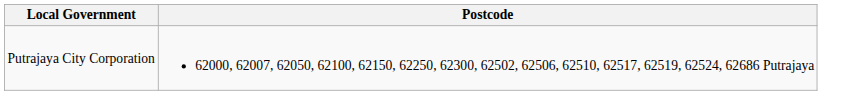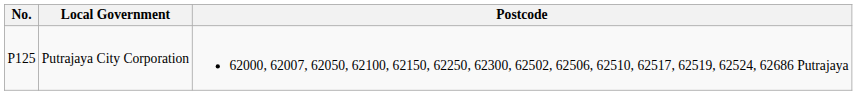+ column: (22, 15)
